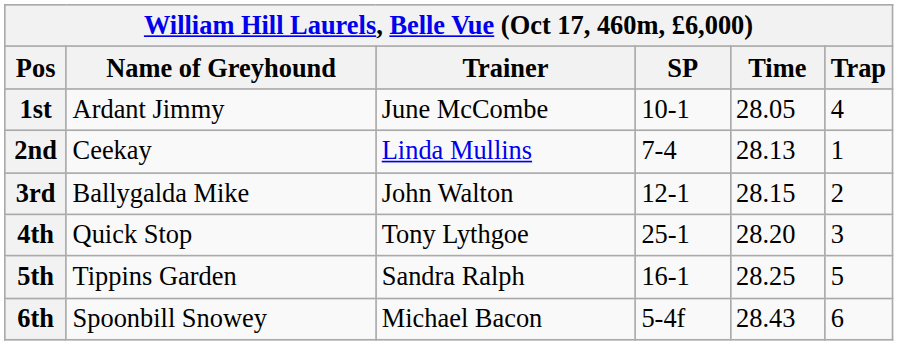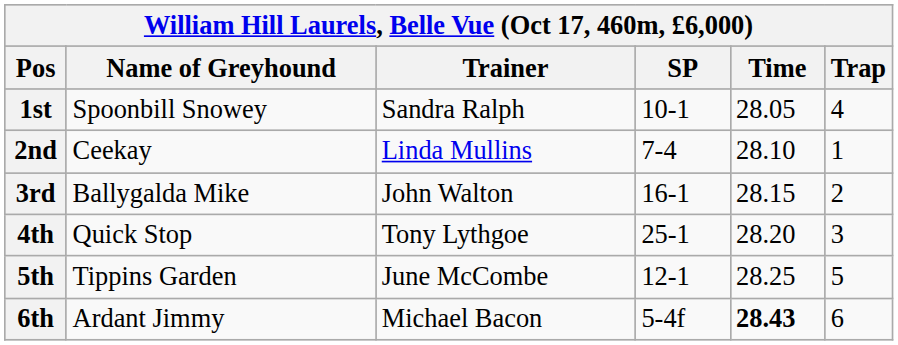(148, 109) Ardant Jimmy -> (170, 109) Spoonbill Snowey
(465, 109) June McCombe -> (453, 109) Sandra Ralph
(766, 151) 28.13 -> (766, 151) 28.10
(666, 192) 12-1 -> (666, 192) 16-1
(453, 276) Sandra Ralph -> (465, 276) June McCombe
(666, 276) 16-1 -> (666, 276) 12-1
(170, 318) Spoonbill Snowey -> (148, 318) Ardant Jimmy
(766, 318) normal -> (766, 318) bold
